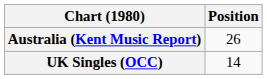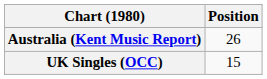(233, 62) 14 -> (233, 62) 15
